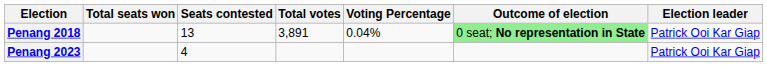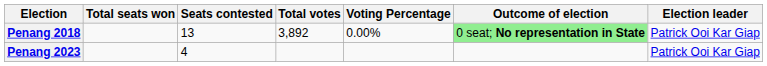(293, 33) 3,891 -> (293, 33) 3,892
(363, 33) 0.04% -> (363, 33) 0.00%
